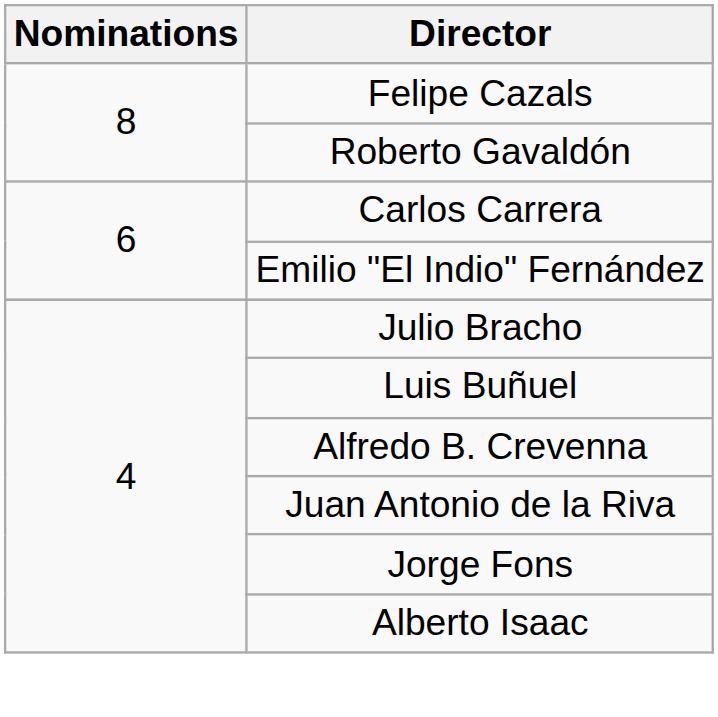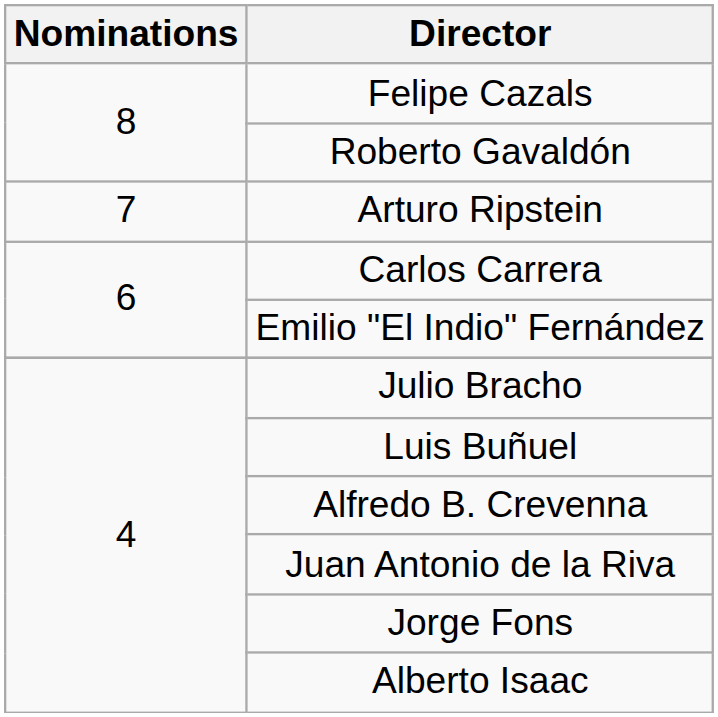+ row: (480, 210)
